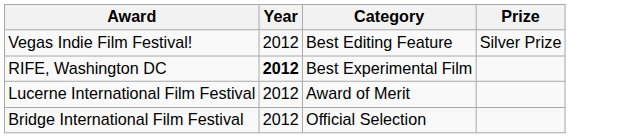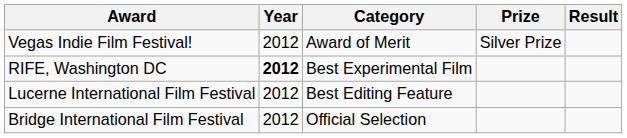+ column: (594, 17)
(379, 42) Best Editing Feature -> (358, 42) Award of Merit
(358, 94) Award of Merit -> (379, 94) Best Editing Feature
